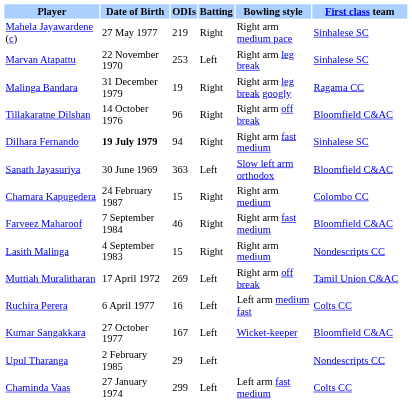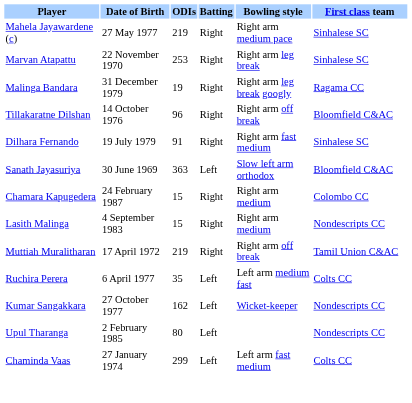(209, 60) Left -> (211, 60) Right
(130, 142) bold -> (129, 142) normal
(177, 142) 94 -> (177, 142) 91
- row: (44, 224)
(180, 278) 269 -> (180, 251) 219
(209, 278) Left -> (211, 251) Right
(177, 306) 16 -> (177, 278) 35
(180, 333) 167 -> (180, 306) 162
(353, 333) Bloomfield C&AC -> (349, 306) Nondescripts CC
(177, 360) 29 -> (177, 333) 80
